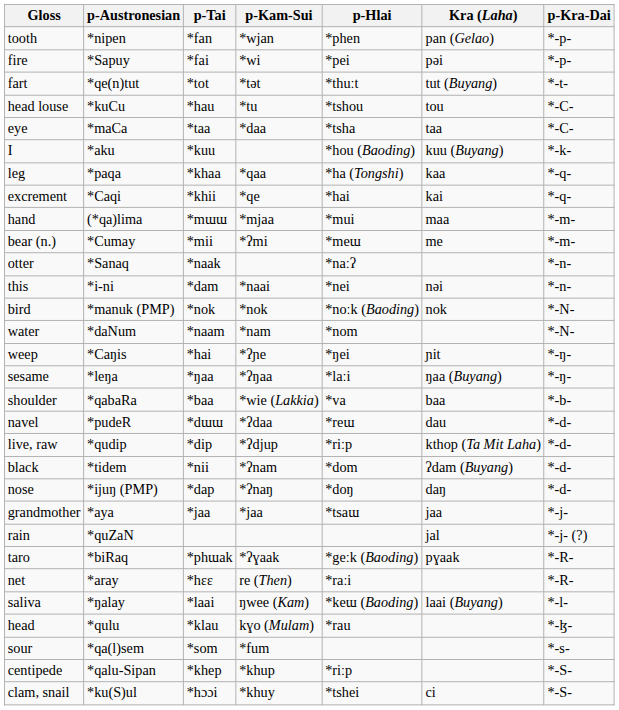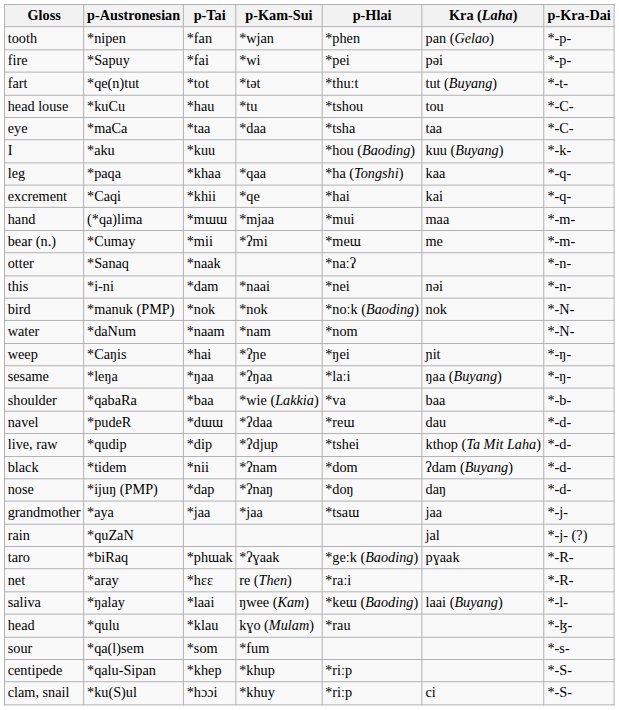(339, 444) *riːp -> (342, 444) *tshei
(342, 693) *tshei -> (339, 693) *riːp
